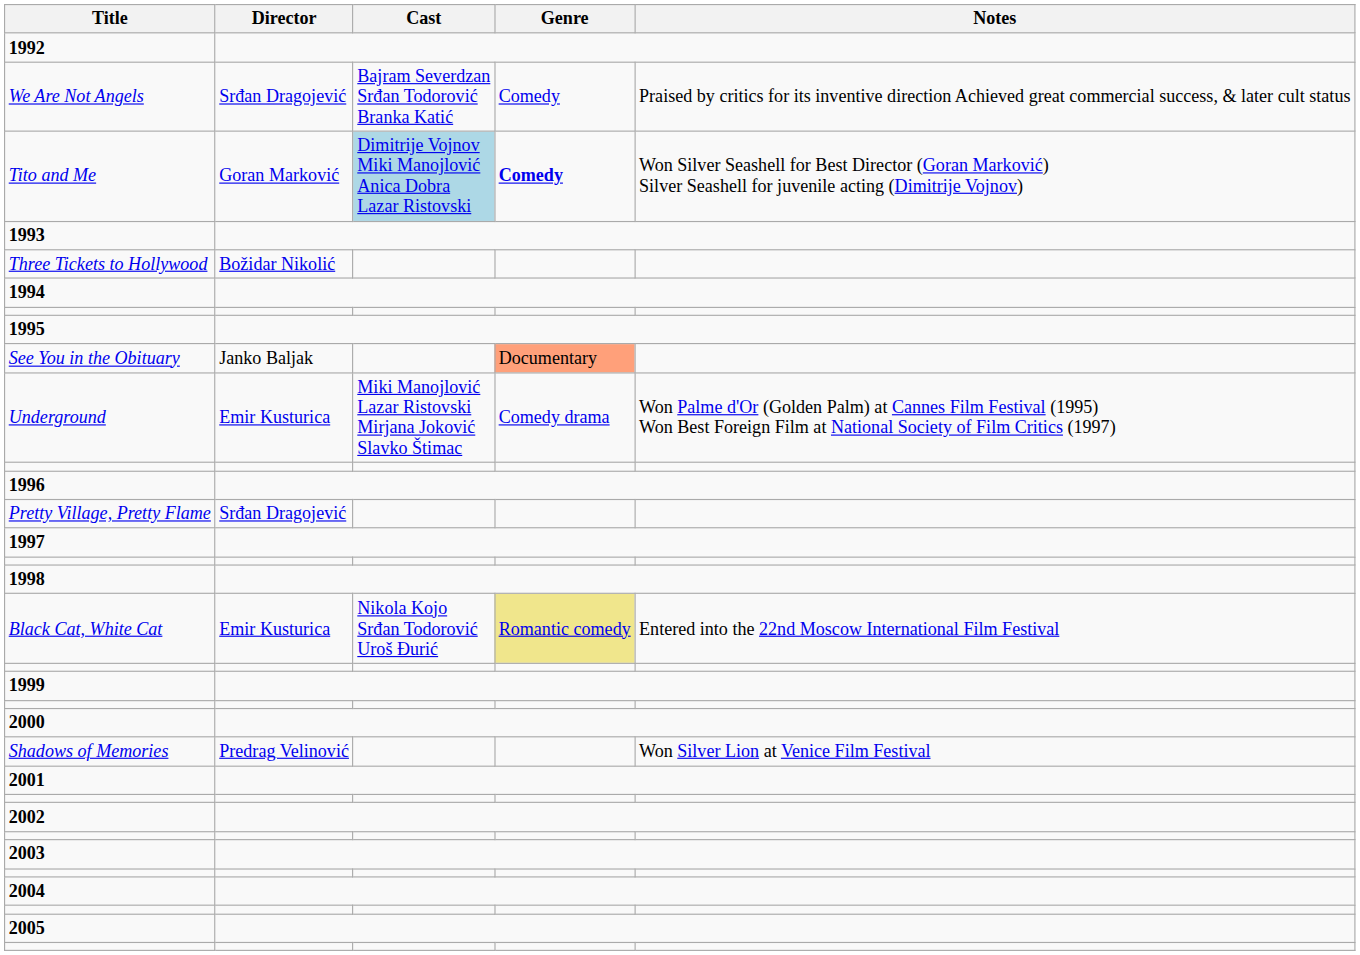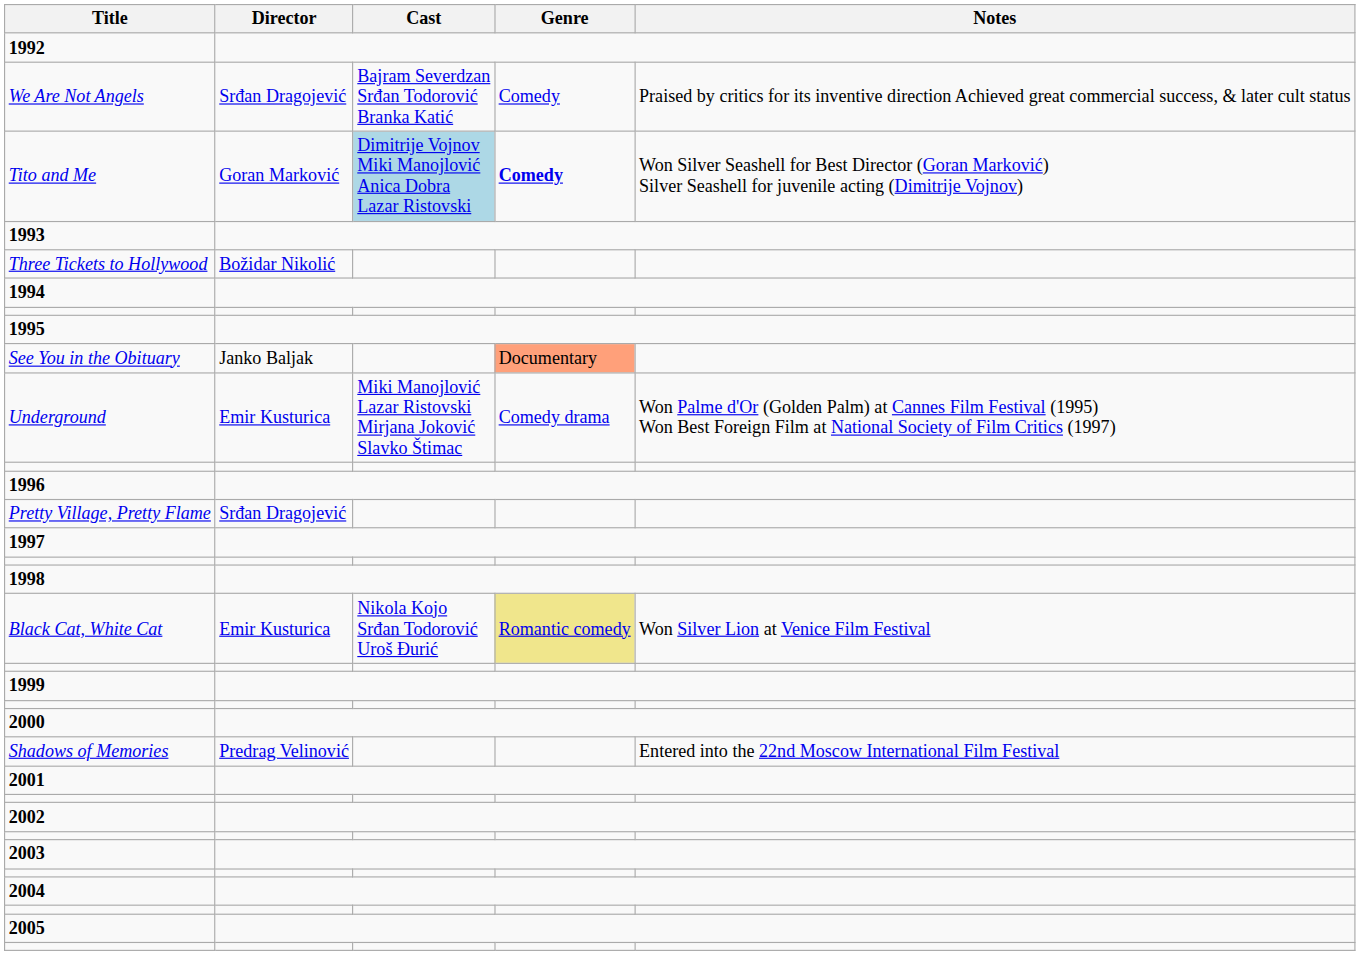(849, 628) Entered into the 22nd Moscow International Film Festival -> (785, 628) Won Silver Lion at Venice Film Festival
(785, 751) Won Silver Lion at Venice Film Festival -> (849, 751) Entered into the 22nd Moscow International Film Festival
